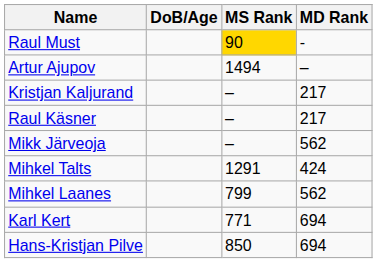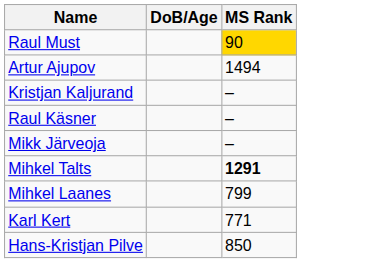- column: (334, 17)
(243, 169) normal -> (243, 169) bold
